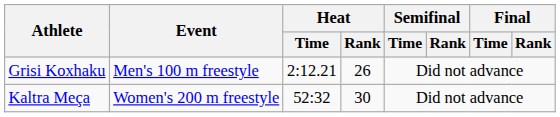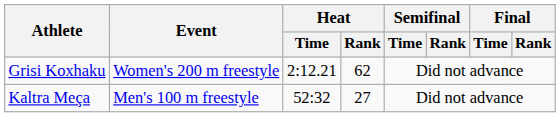(186, 71) Men's 100 m freestyle -> (196, 71) Women's 200 m freestyle
(362, 71) 26 -> (362, 71) 62
(196, 98) Women's 200 m freestyle -> (186, 98) Men's 100 m freestyle
(362, 98) 30 -> (362, 98) 27
